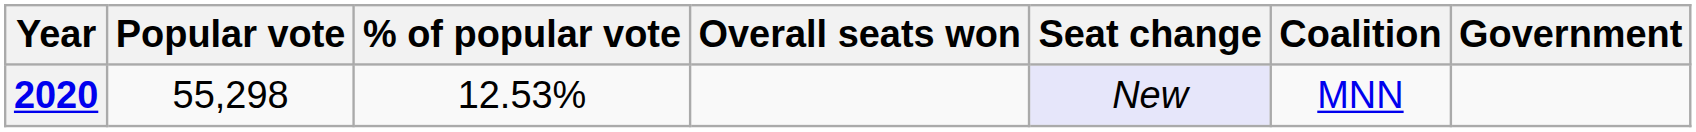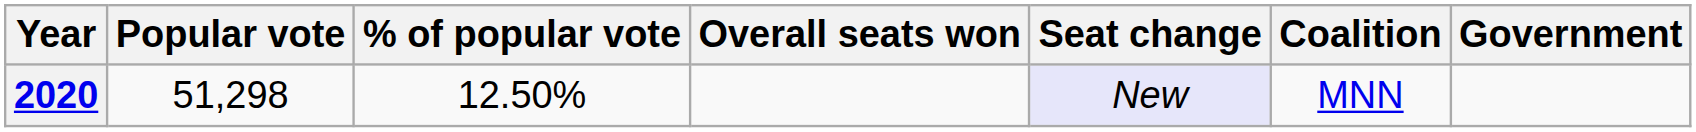(231, 94) 55,298 -> (231, 94) 51,298
(522, 94) 12.53% -> (522, 94) 12.50%
